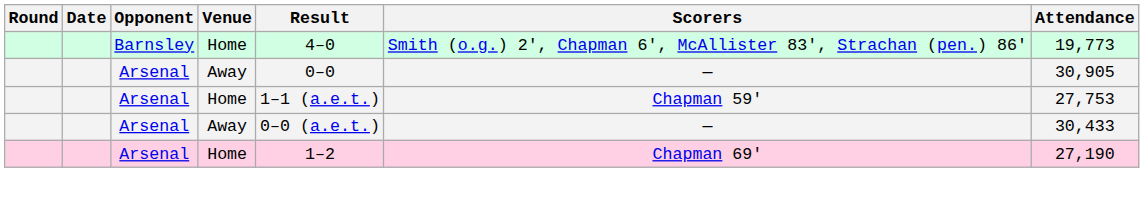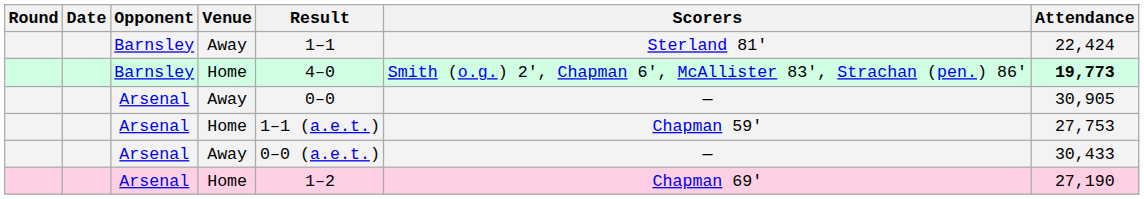+ row: (154, 45)
(1085, 45) normal -> (1085, 72) bold
